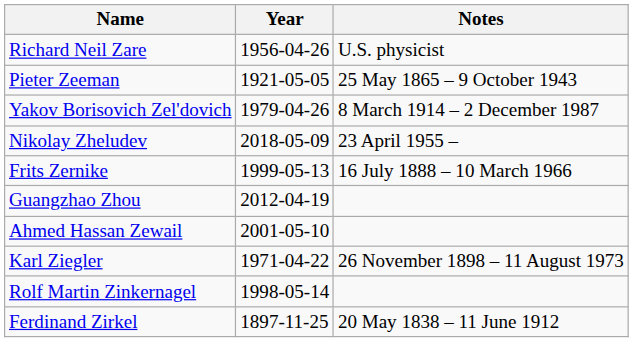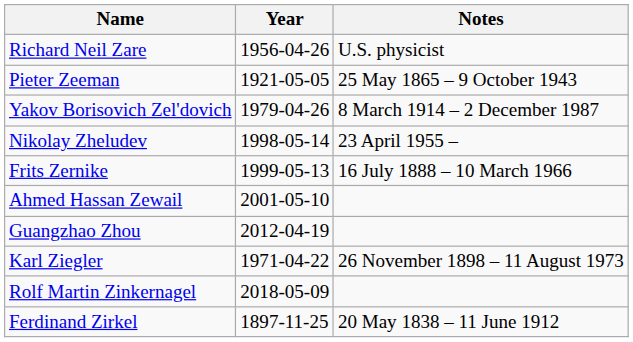(285, 140) 2018-05-09 -> (285, 140) 1998-05-14
rows swapped: (96, 230) <-> (75, 200)
(285, 291) 1998-05-14 -> (285, 291) 2018-05-09
